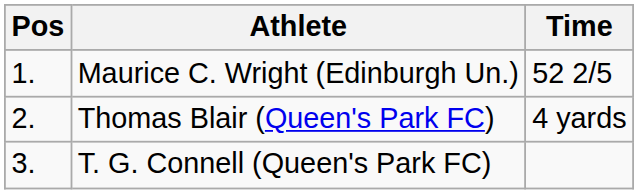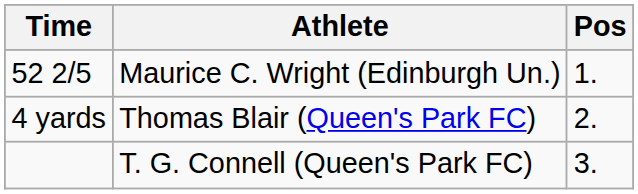columns swapped: (38, 27) <-> (579, 27)
